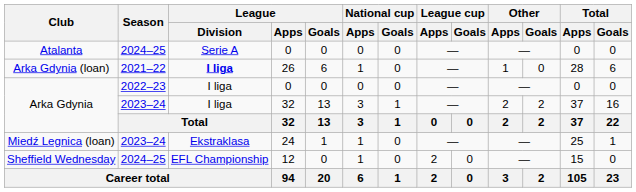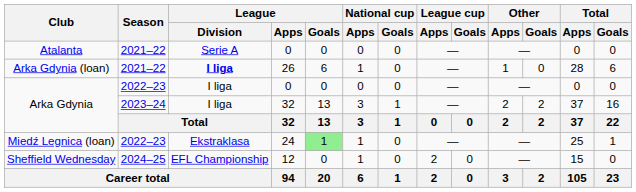(143, 50) 2024–25 -> (143, 50) 2021–22
(143, 141) 2023–24 -> (143, 141) 2022–23
(324, 141) no background -> (324, 141) lightgreen background
